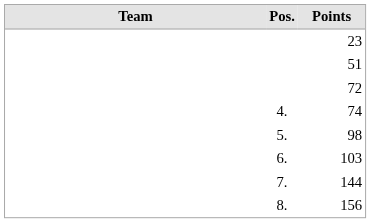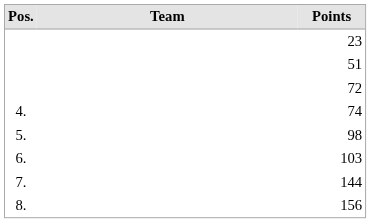columns swapped: (282, 16) <-> (136, 16)
